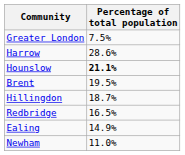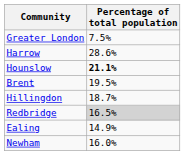(103, 113) no background -> (103, 113) lightgrey background
(103, 143) 11.0% -> (103, 143) 16.0%
